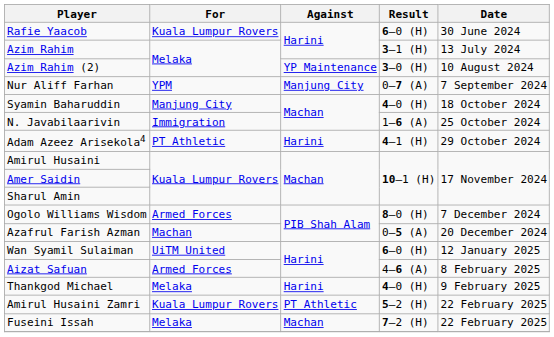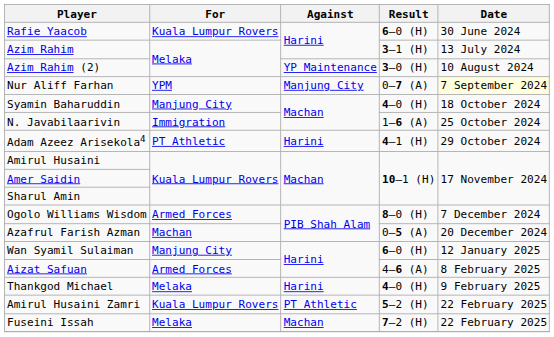(494, 85) no background -> (494, 85) lightyellow background
(189, 250) UiTM United -> (192, 250) Manjung City
